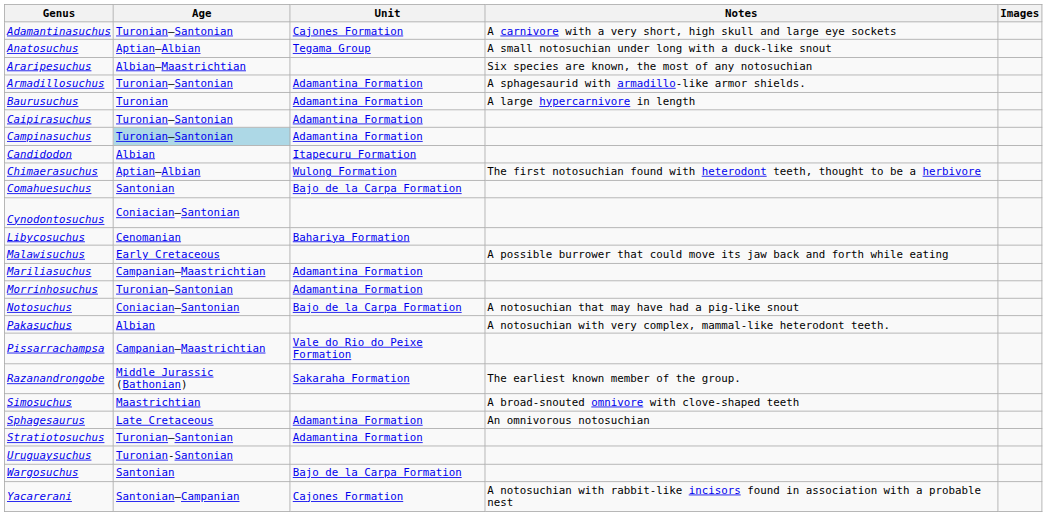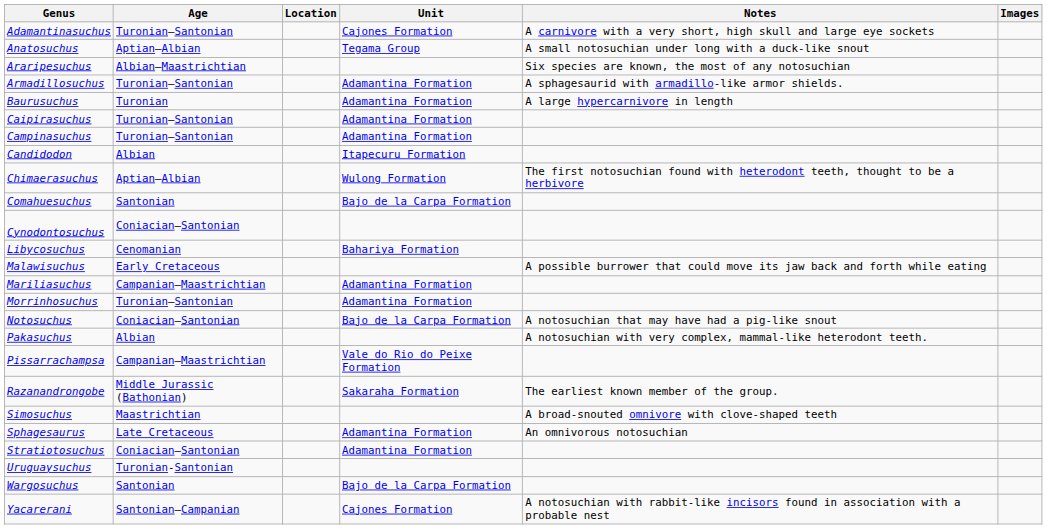+ column: (311, 13)
(175, 136) lightblue background -> (175, 136) no background
(175, 437) Turonian–Santonian -> (178, 450) Coniacian–Santonian
